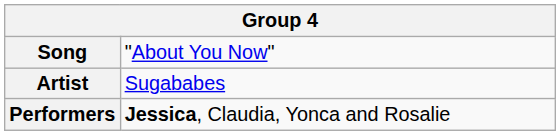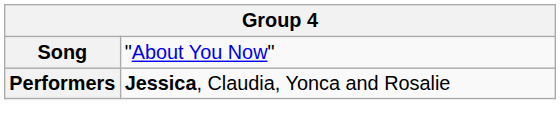- row: (62, 84)
